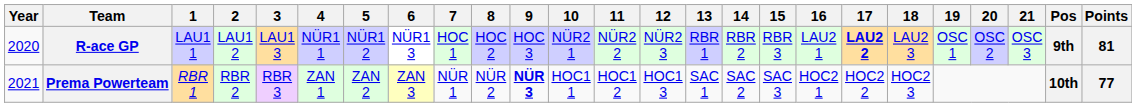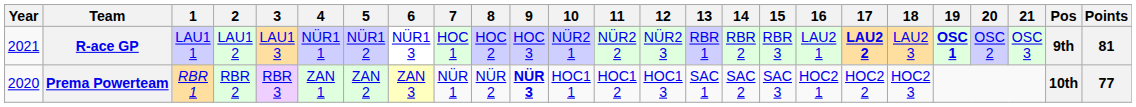(24, 45) 2020 -> (24, 45) 2021
(952, 45) normal -> (952, 45) bold
(24, 83) 2021 -> (24, 83) 2020
